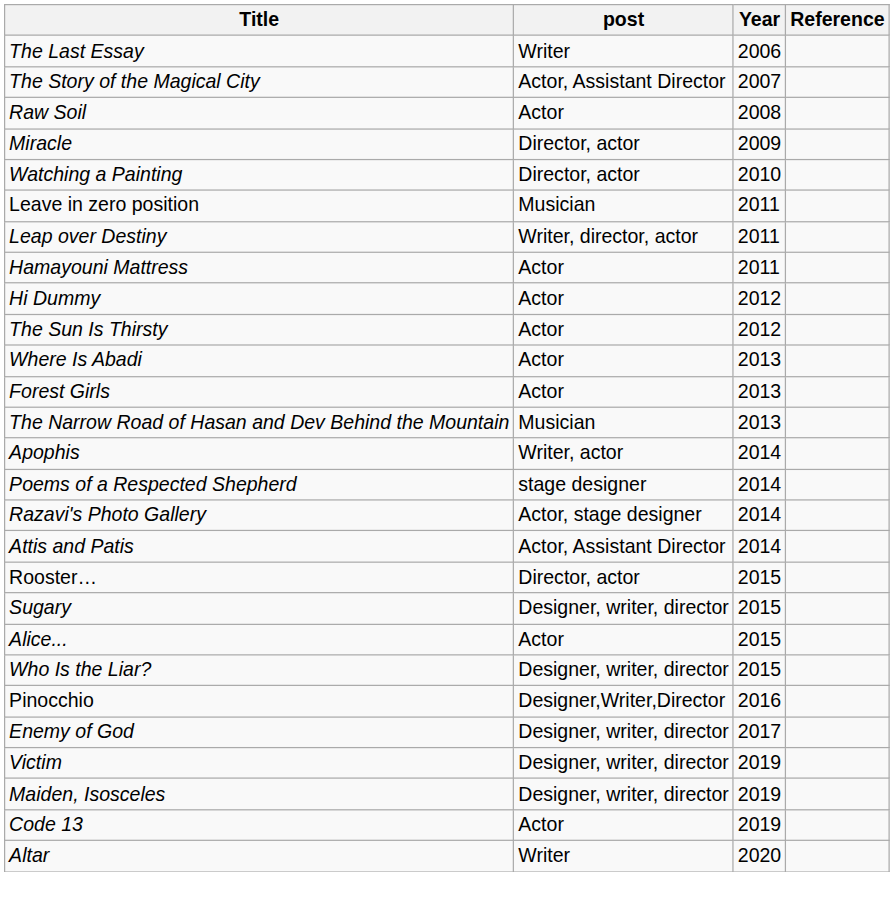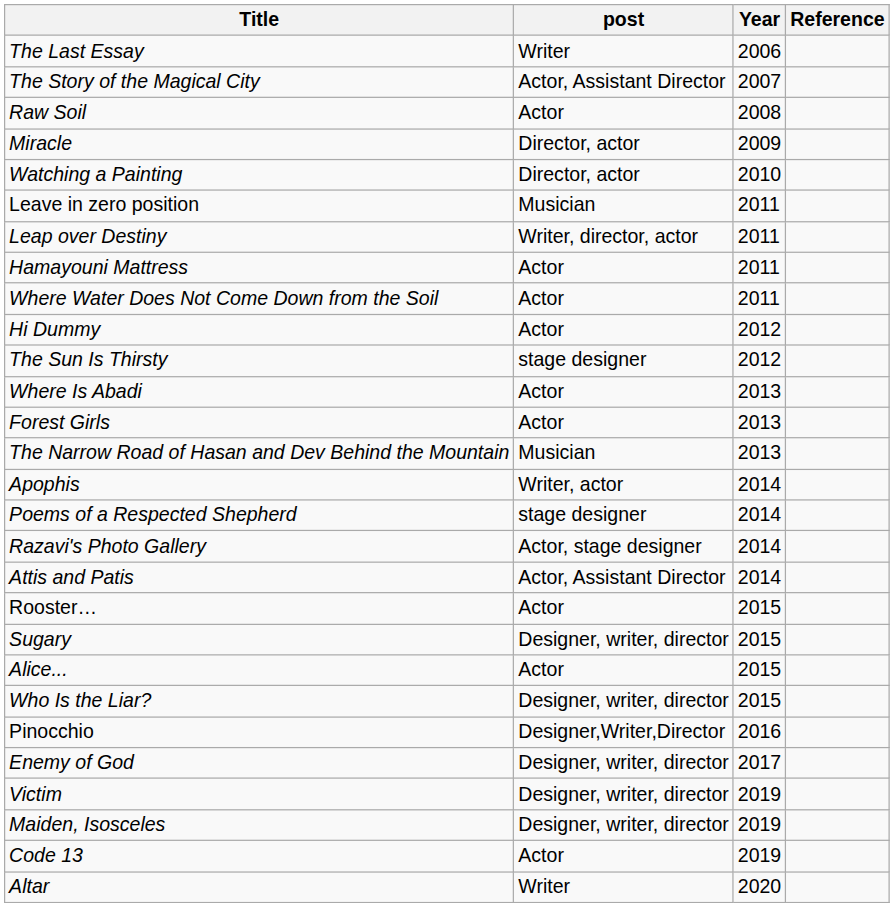+ row: (224, 298)
(541, 329) Actor -> (582, 360) stage designer
(579, 577) Director, actor -> (541, 608) Actor
